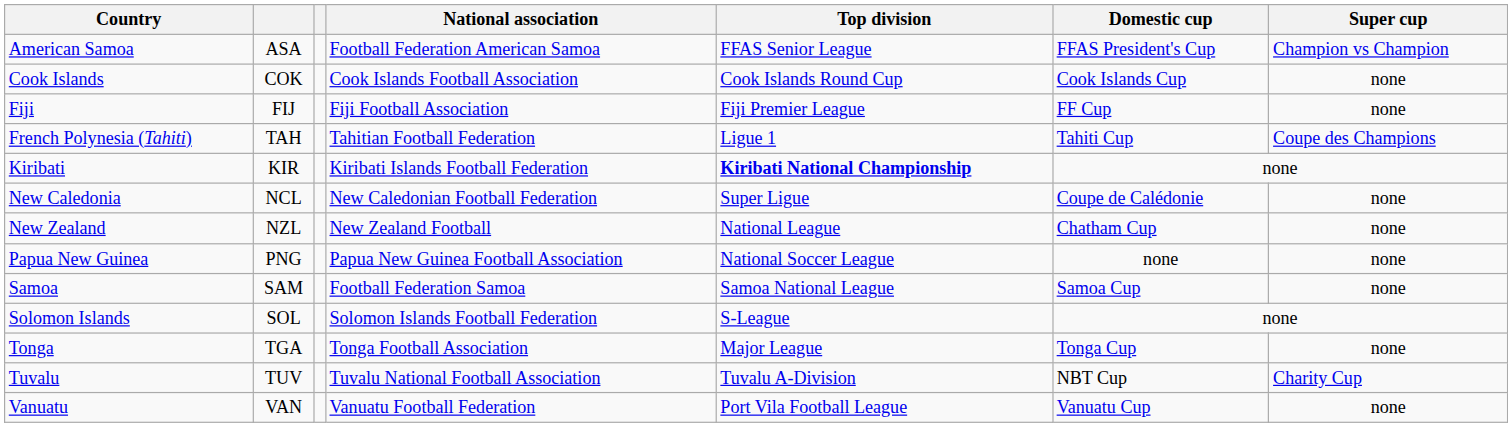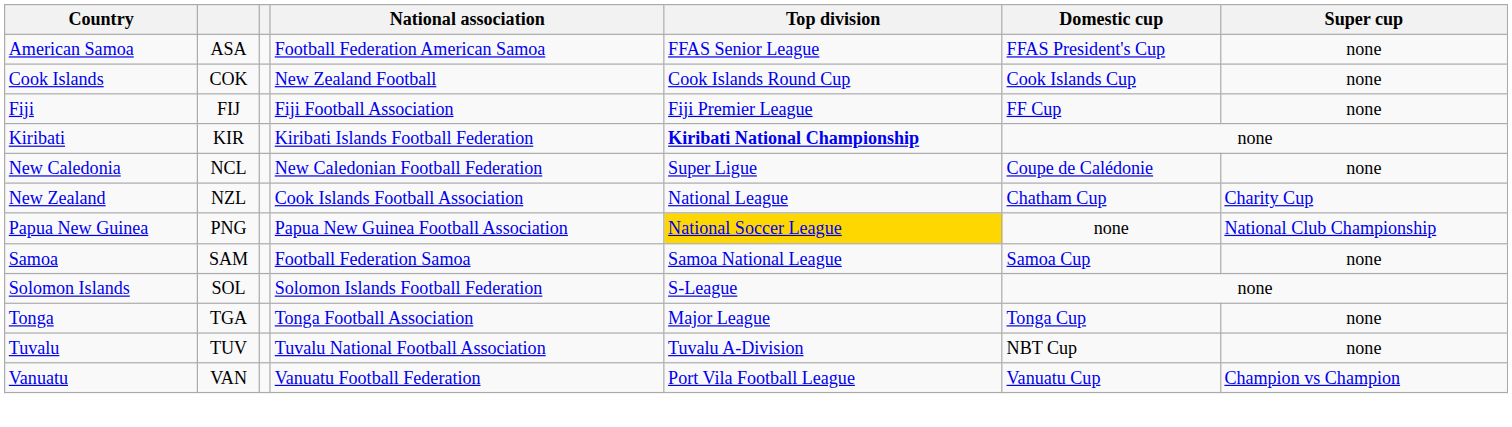(1361, 49) Champion vs Champion -> (1364, 49) none
(454, 79) Cook Islands Football Association -> (356, 79) New Zealand Football
- row: (100, 138)
(410, 228) New Zealand Football -> (399, 198) Cook Islands Football Association
(1388, 228) none -> (1269, 198) Charity Cup
(807, 258) no background -> (755, 228) gold background
(1388, 258) none -> (1330, 228) National Club Championship
(1318, 377) Charity Cup -> (1364, 347) none
(1388, 407) none -> (1312, 377) Champion vs Champion
